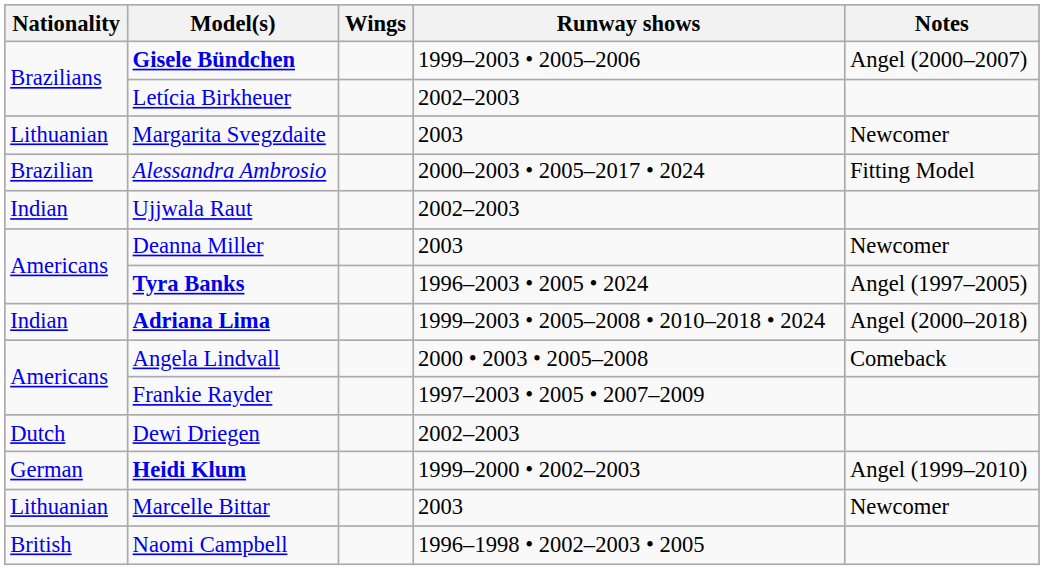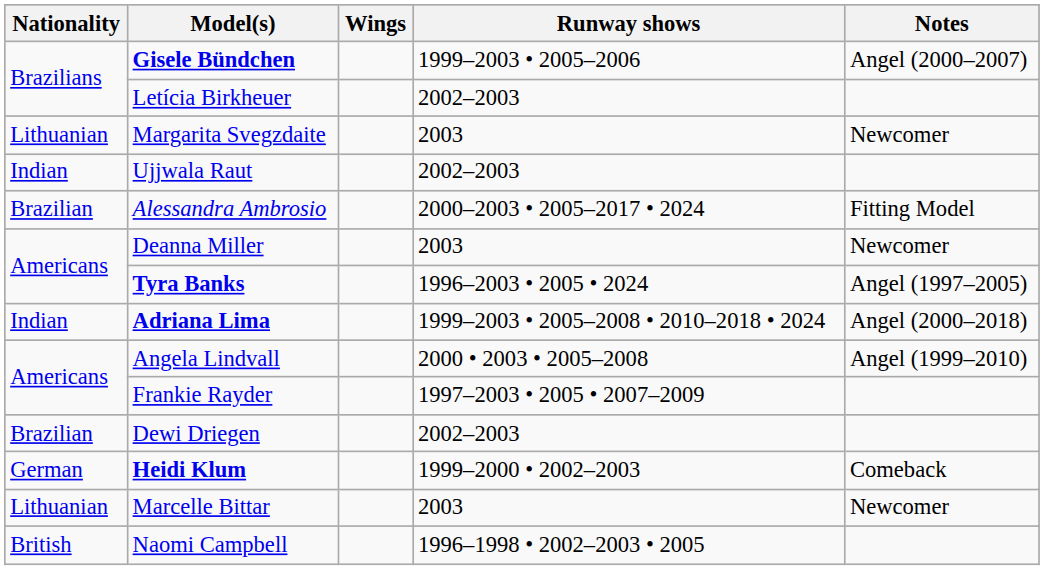rows swapped: (192, 208) <-> (229, 171)
(898, 357) Comeback -> (939, 357) Angel (1999–2010)
(38, 432) Dutch -> (52, 432) Brazilian
(939, 469) Angel (1999–2010) -> (898, 469) Comeback
